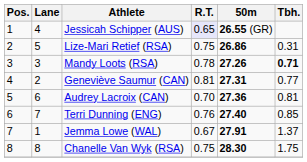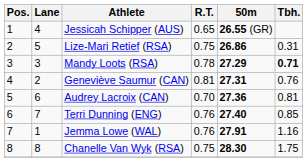(204, 30) lavender background -> (204, 30) no background
(233, 64) 27.26 -> (233, 64) 27.29
(288, 81) 0.77 -> (288, 81) 0.76
(204, 132) 0.67 -> (204, 132) 0.76
(288, 132) 1.37 -> (288, 132) 1.16
